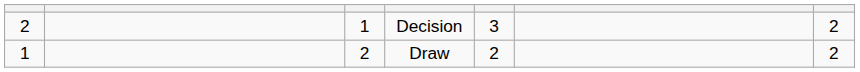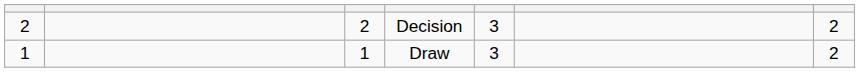(365, 26) 1 -> (365, 26) 2
(365, 53) 2 -> (365, 53) 1
(494, 53) 2 -> (494, 53) 3
